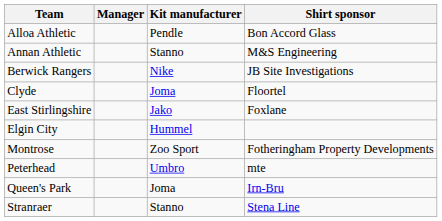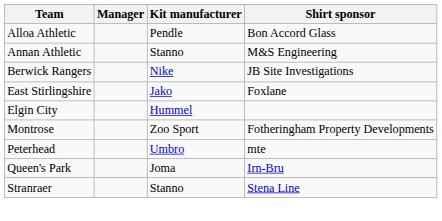- row: (22, 91)
